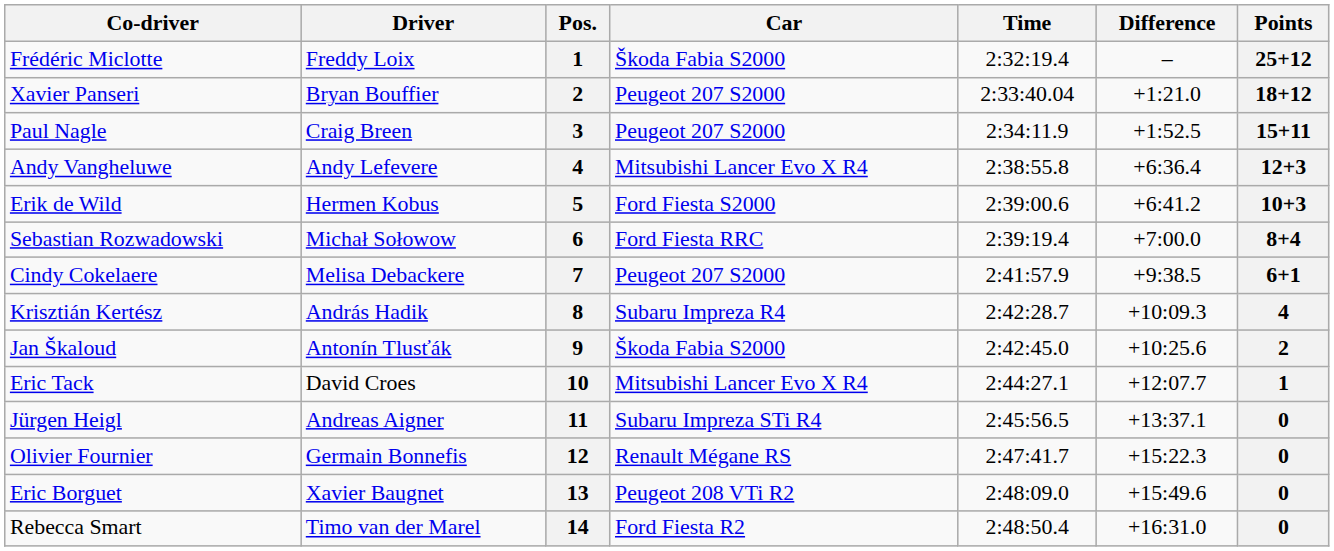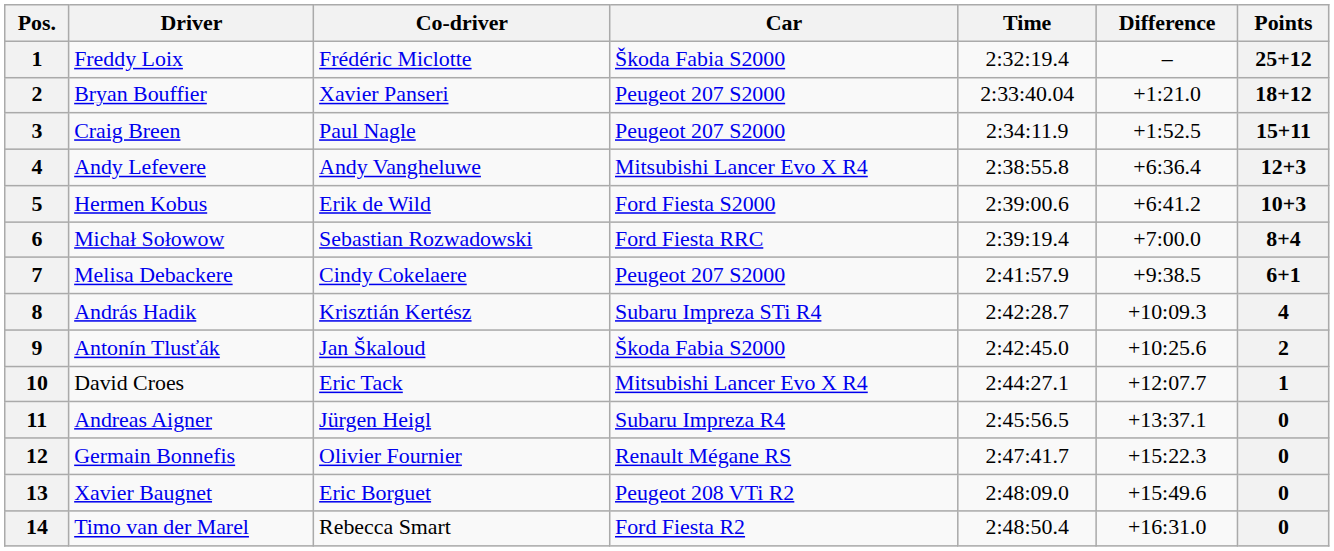columns swapped: (578, 22) <-> (153, 22)
(700, 311) Subaru Impreza R4 -> (718, 311) Subaru Impreza STi R4
(718, 420) Subaru Impreza STi R4 -> (700, 420) Subaru Impreza R4
